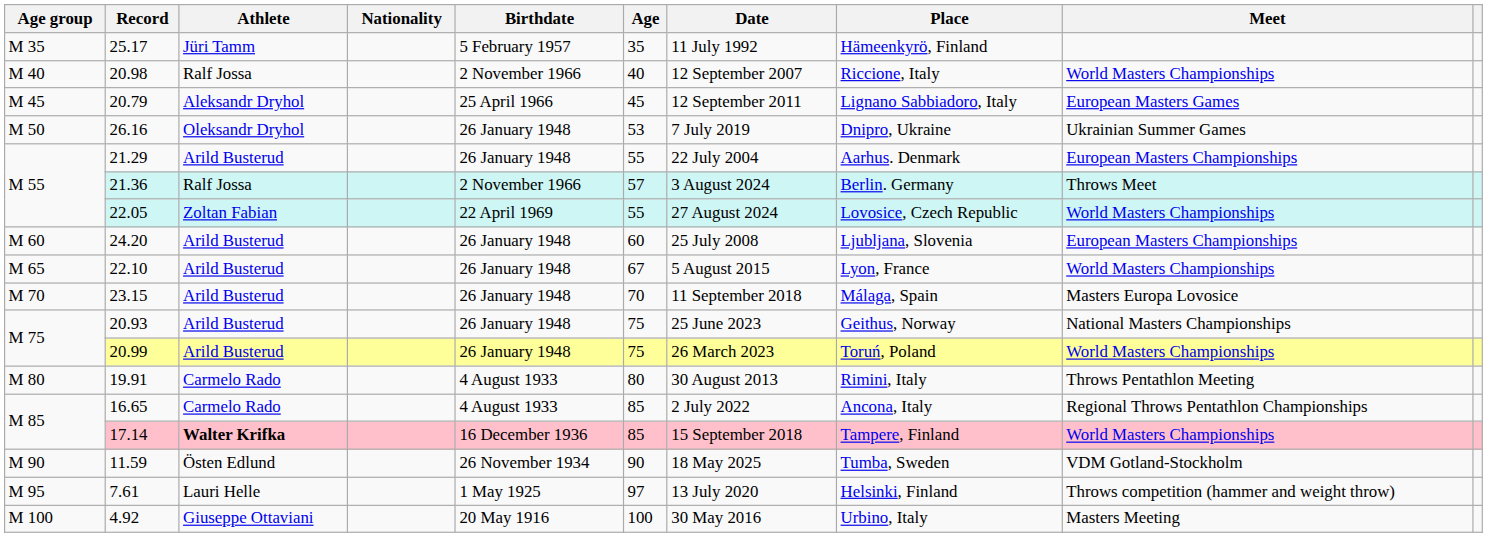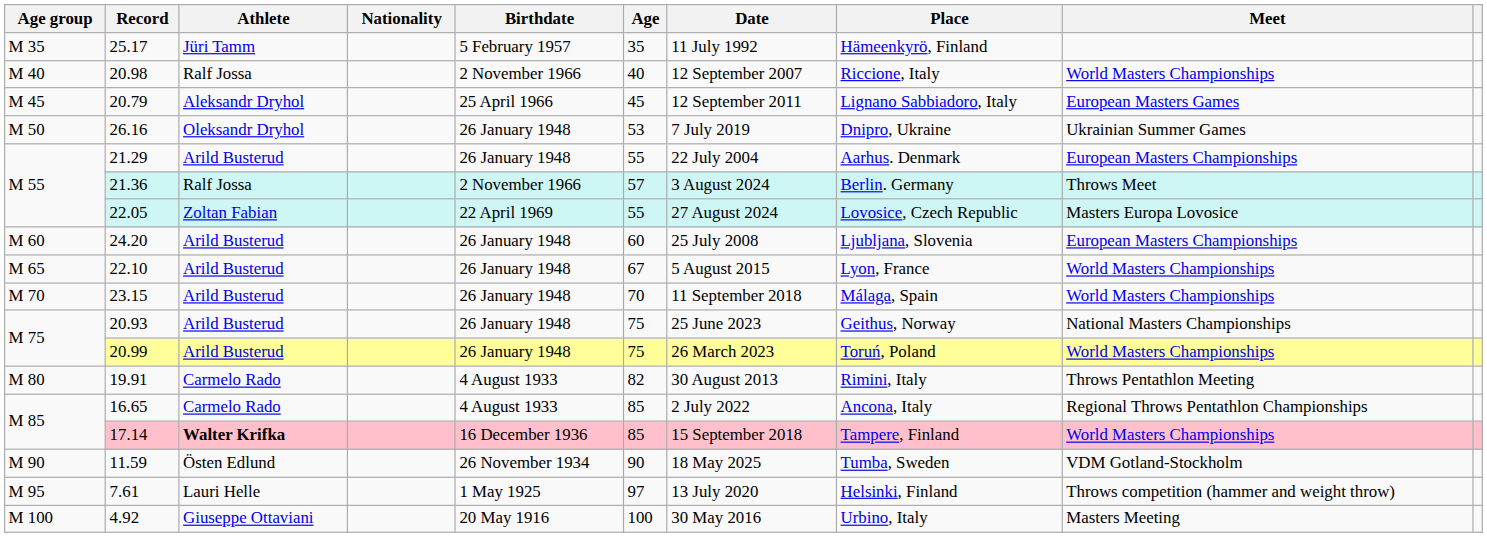(1170, 213) World Masters Championships -> (1152, 213) Masters Europa Lovosice
(1152, 296) Masters Europa Lovosice -> (1170, 296) World Masters Championships
(636, 380) 80 -> (636, 380) 82
